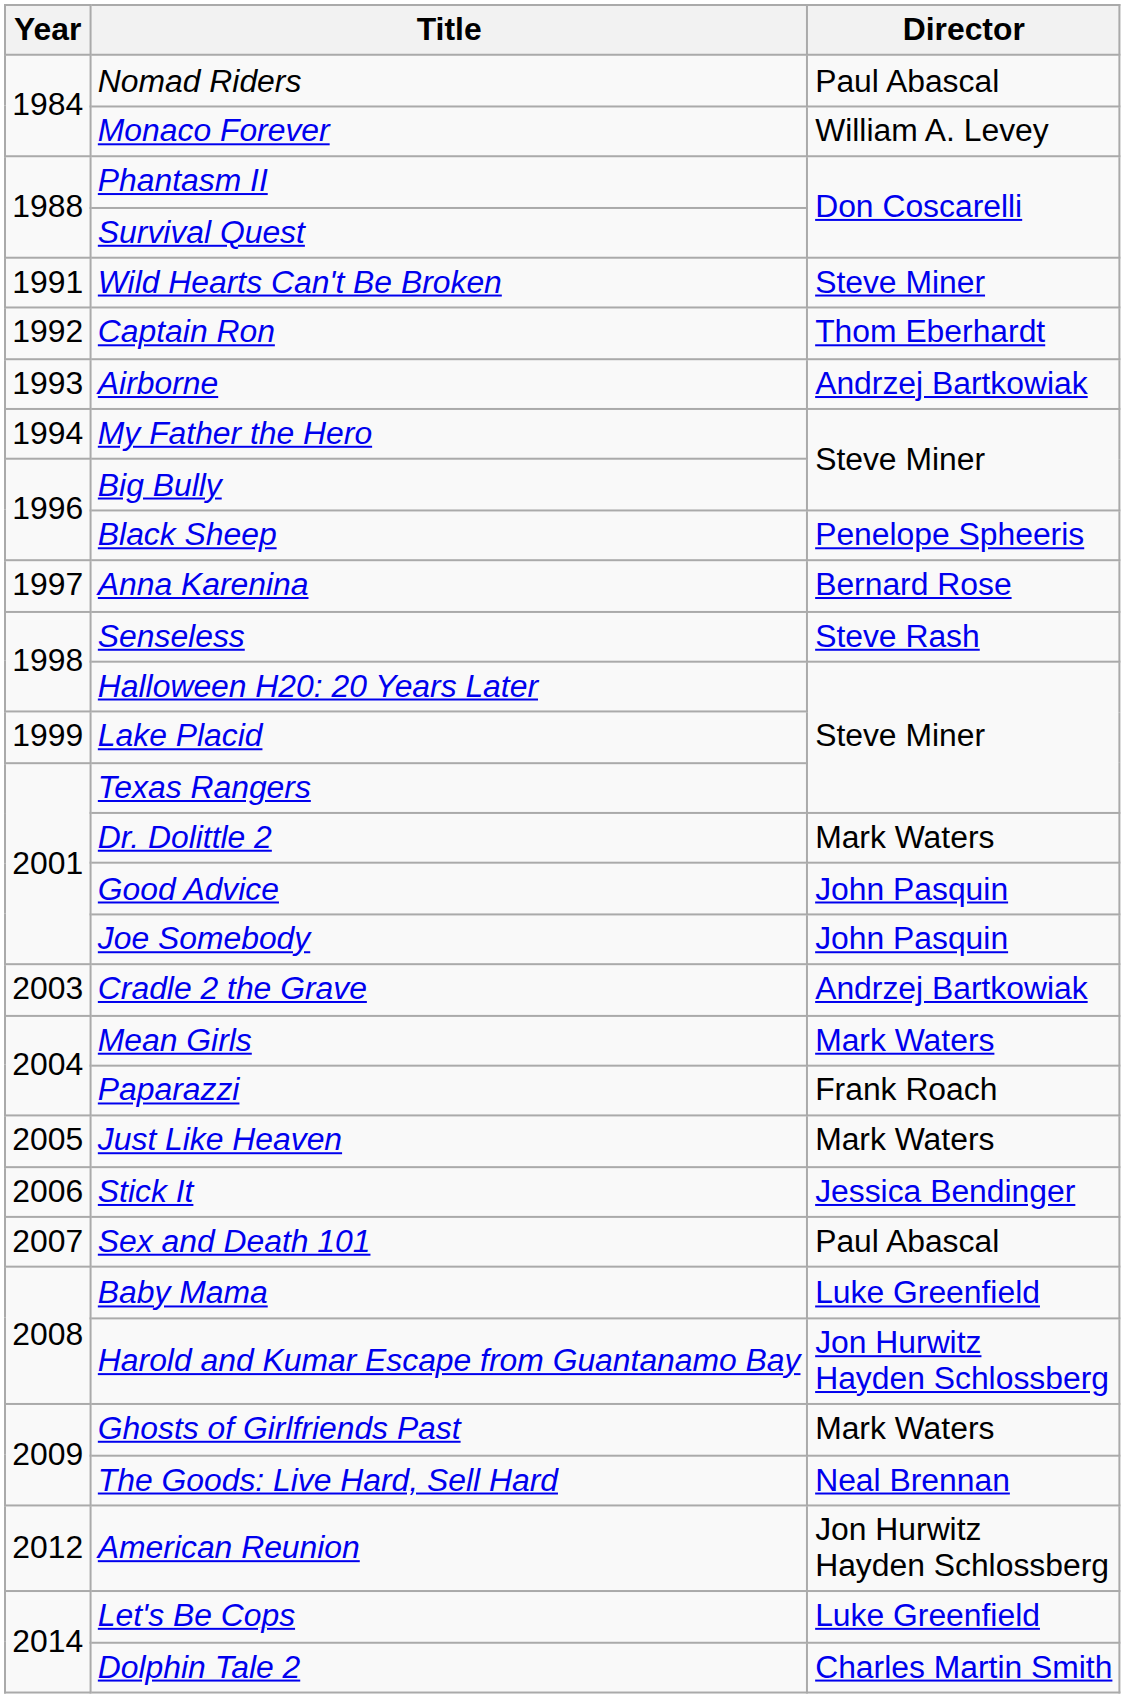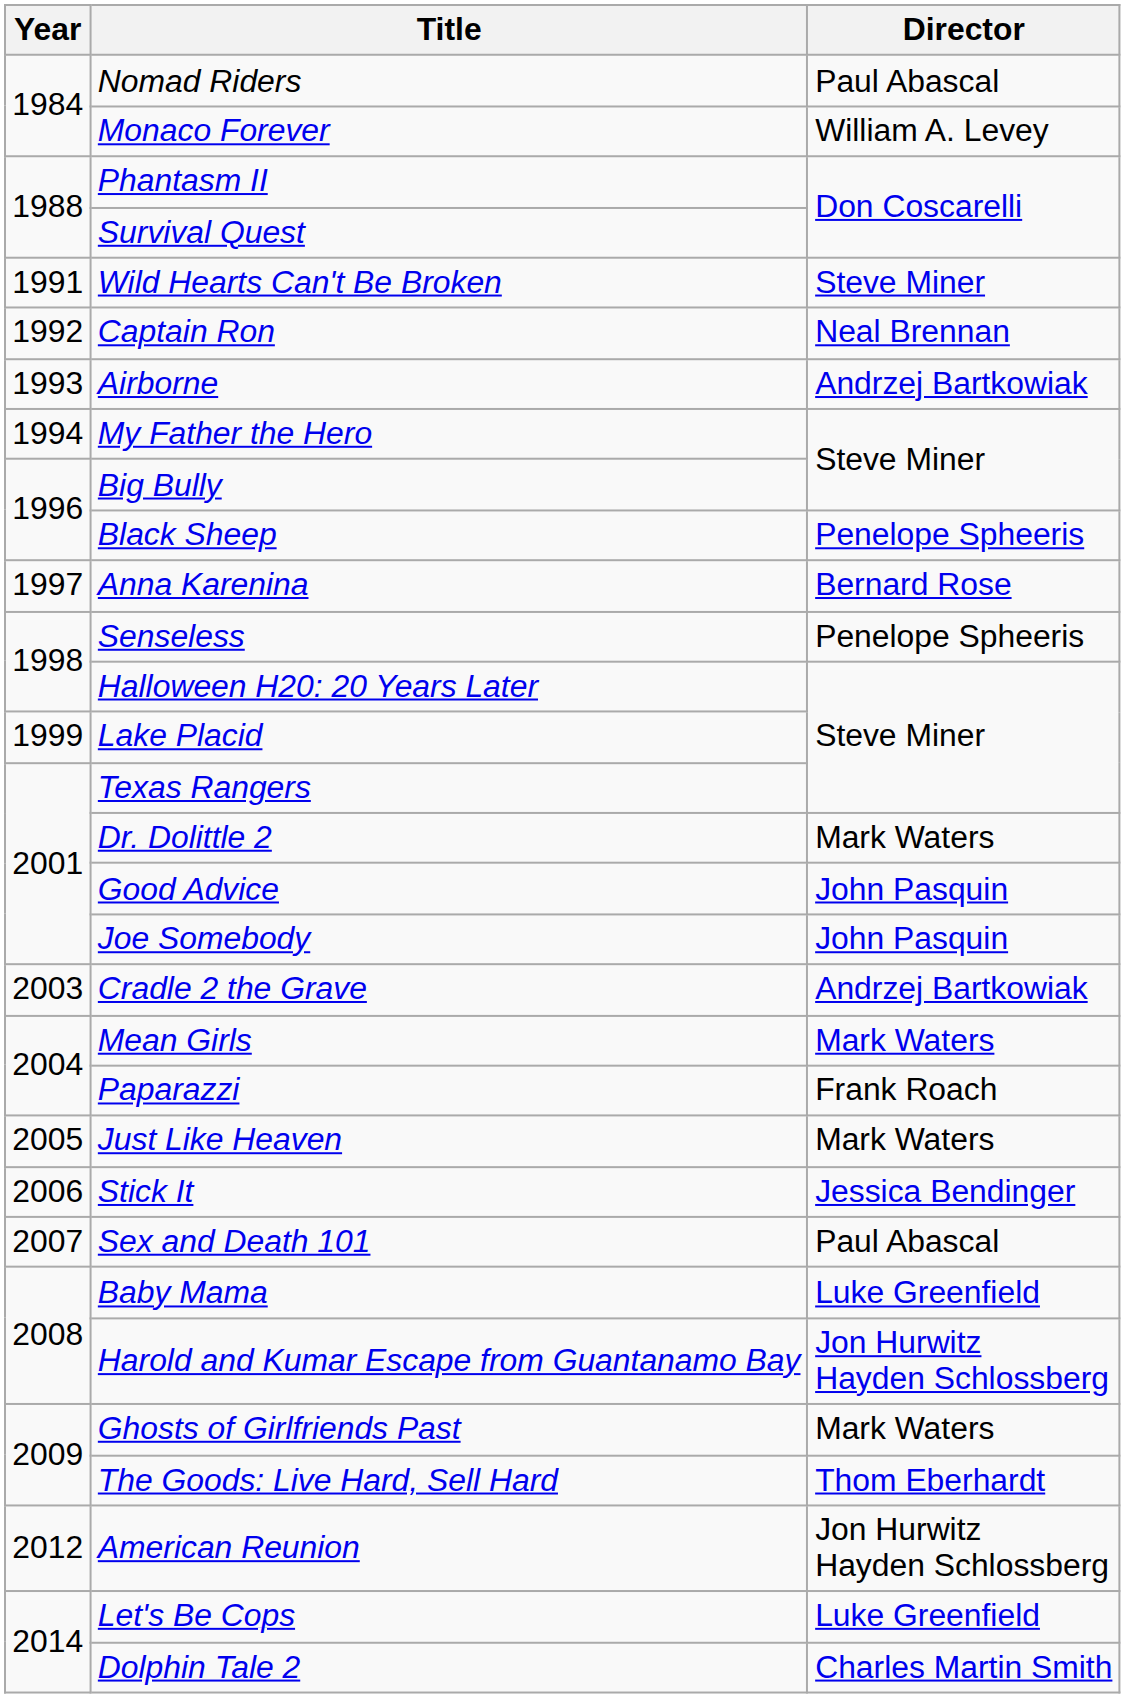(930, 332) Thom Eberhardt -> (912, 332) Neal Brennan
(897, 635) Steve Rash -> (950, 635) Penelope Spheeris
(912, 1479) Neal Brennan -> (930, 1479) Thom Eberhardt
